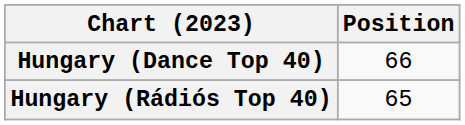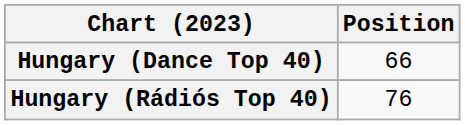(399, 100) 65 -> (399, 100) 76
